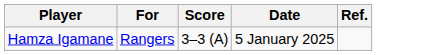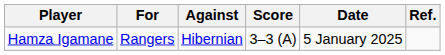+ column: (212, 15)
